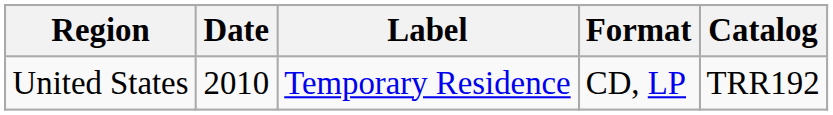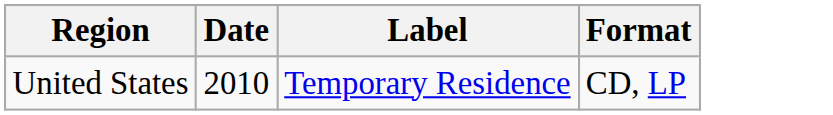- column: (763, 30)
